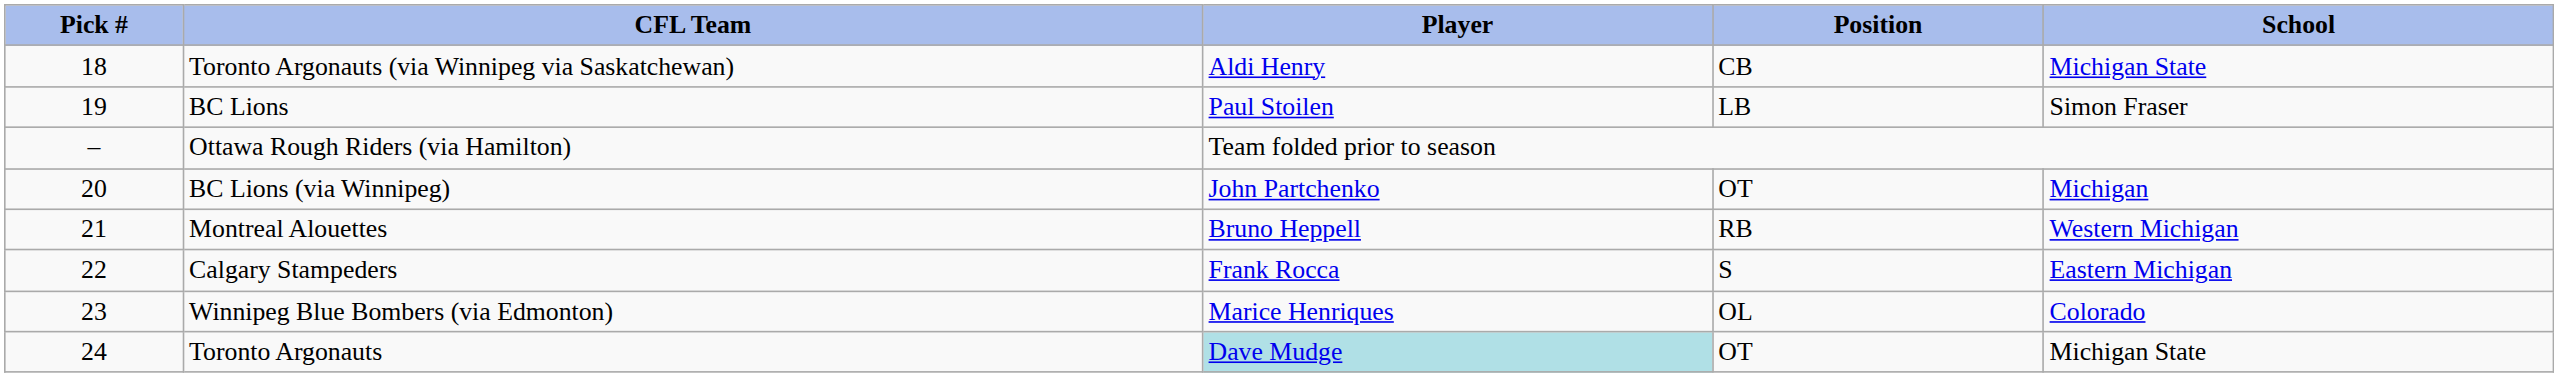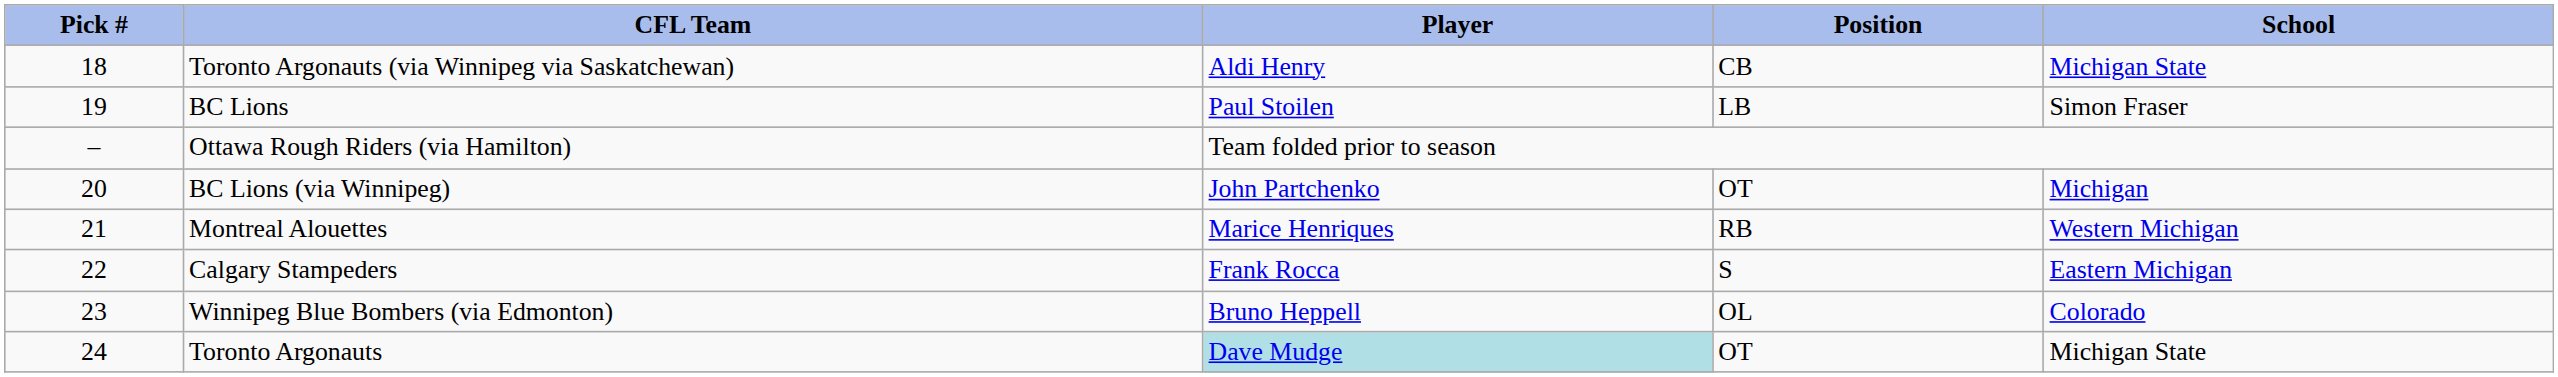(1285, 229) Bruno Heppell -> (1301, 229) Marice Henriques
(1301, 310) Marice Henriques -> (1285, 310) Bruno Heppell
